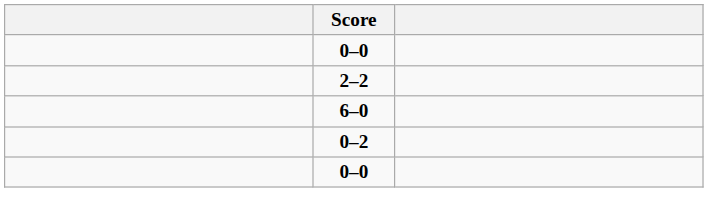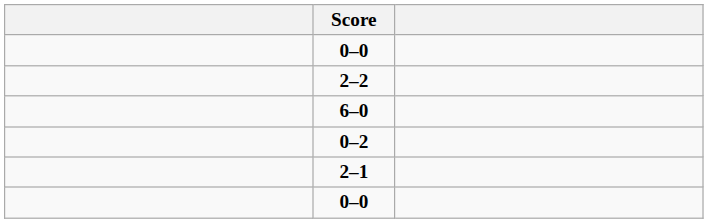+ row: (159, 172)
